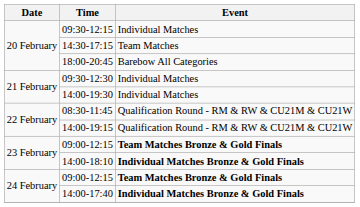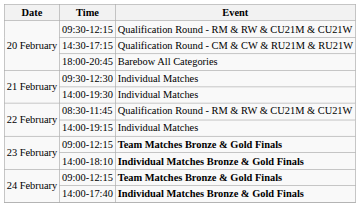(158, 29) Individual Matches -> (235, 29) Qualification Round - RM & RW & CU21M & CU21W
(148, 45) Team Matches -> (235, 45) Qualification Round - CM & CW & RU21M & RU21W
(235, 128) Qualification Round - RM & RW & CU21M & CU21W -> (158, 128) Individual Matches
